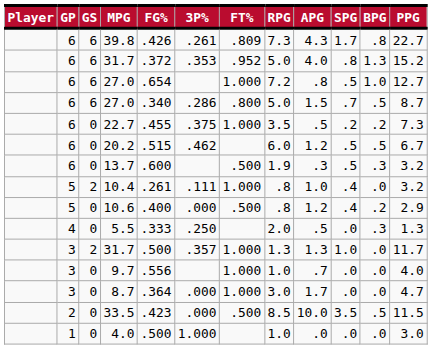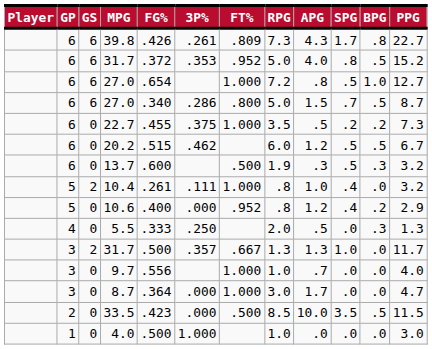(375, 61) 1.3 -> (379, 61) .5
(246, 208) .500 -> (246, 208) .952
(242, 250) 1.000 -> (246, 250) .667
